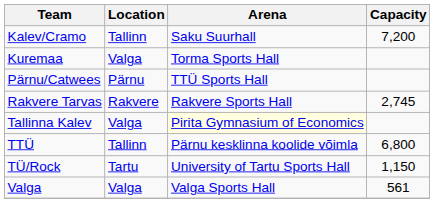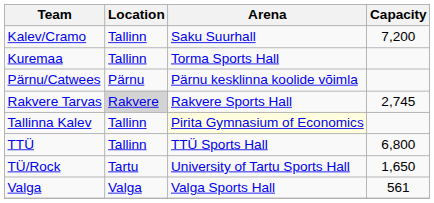(125, 58) Valga -> (127, 58) Tallinn
(219, 79) TTÜ Sports Hall -> (264, 79) Pärnu kesklinna koolide võimla
(133, 101) no background -> (133, 101) lightgrey background
(125, 123) Valga -> (127, 123) Tallinn
(264, 144) Pärnu kesklinna koolide võimla -> (219, 144) TTÜ Sports Hall
(398, 166) 1,150 -> (398, 166) 1,650
